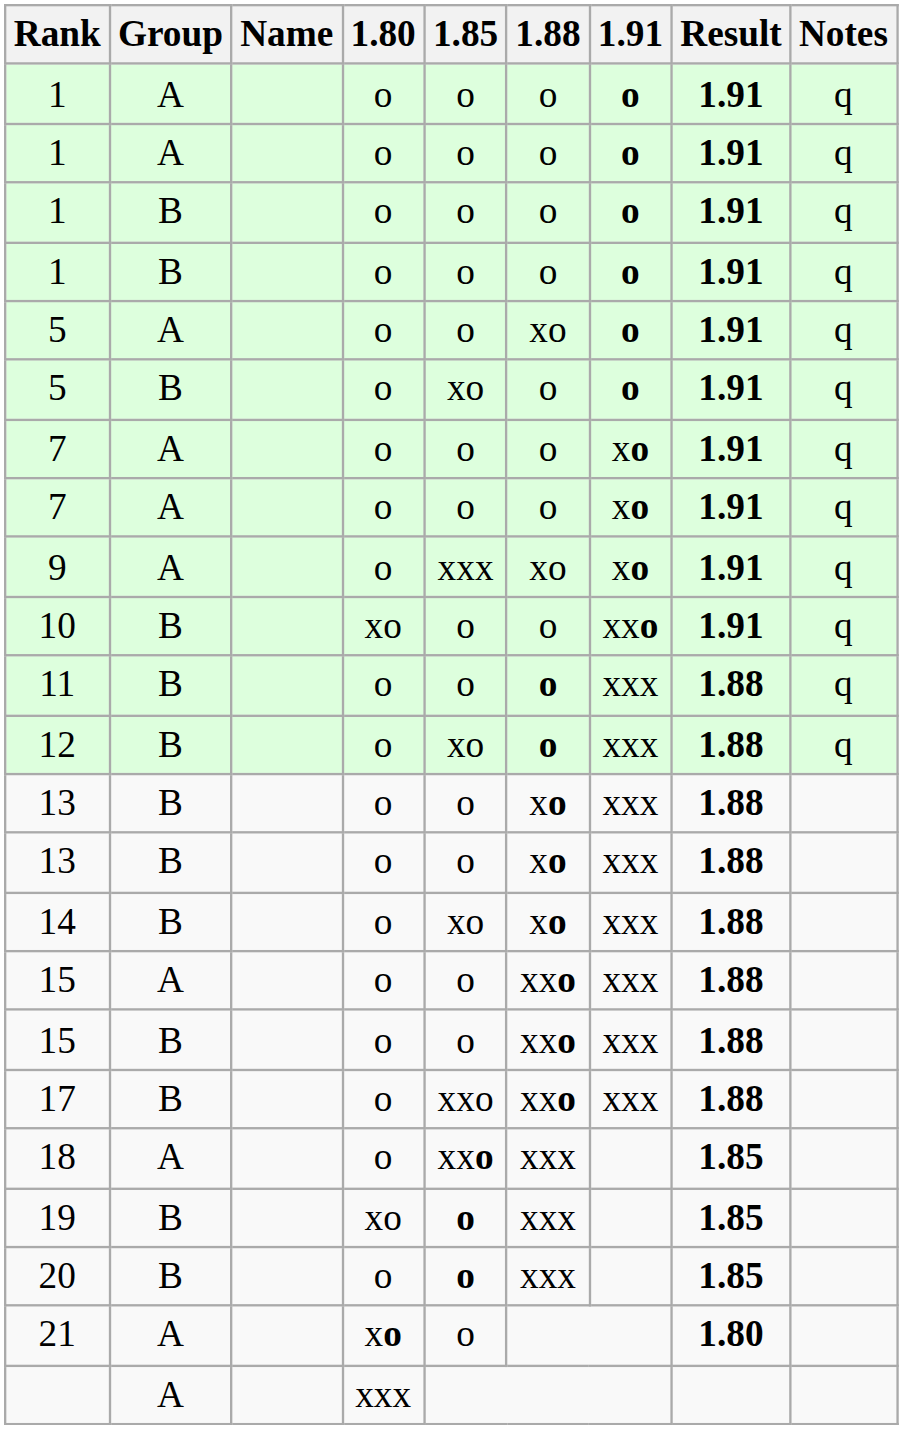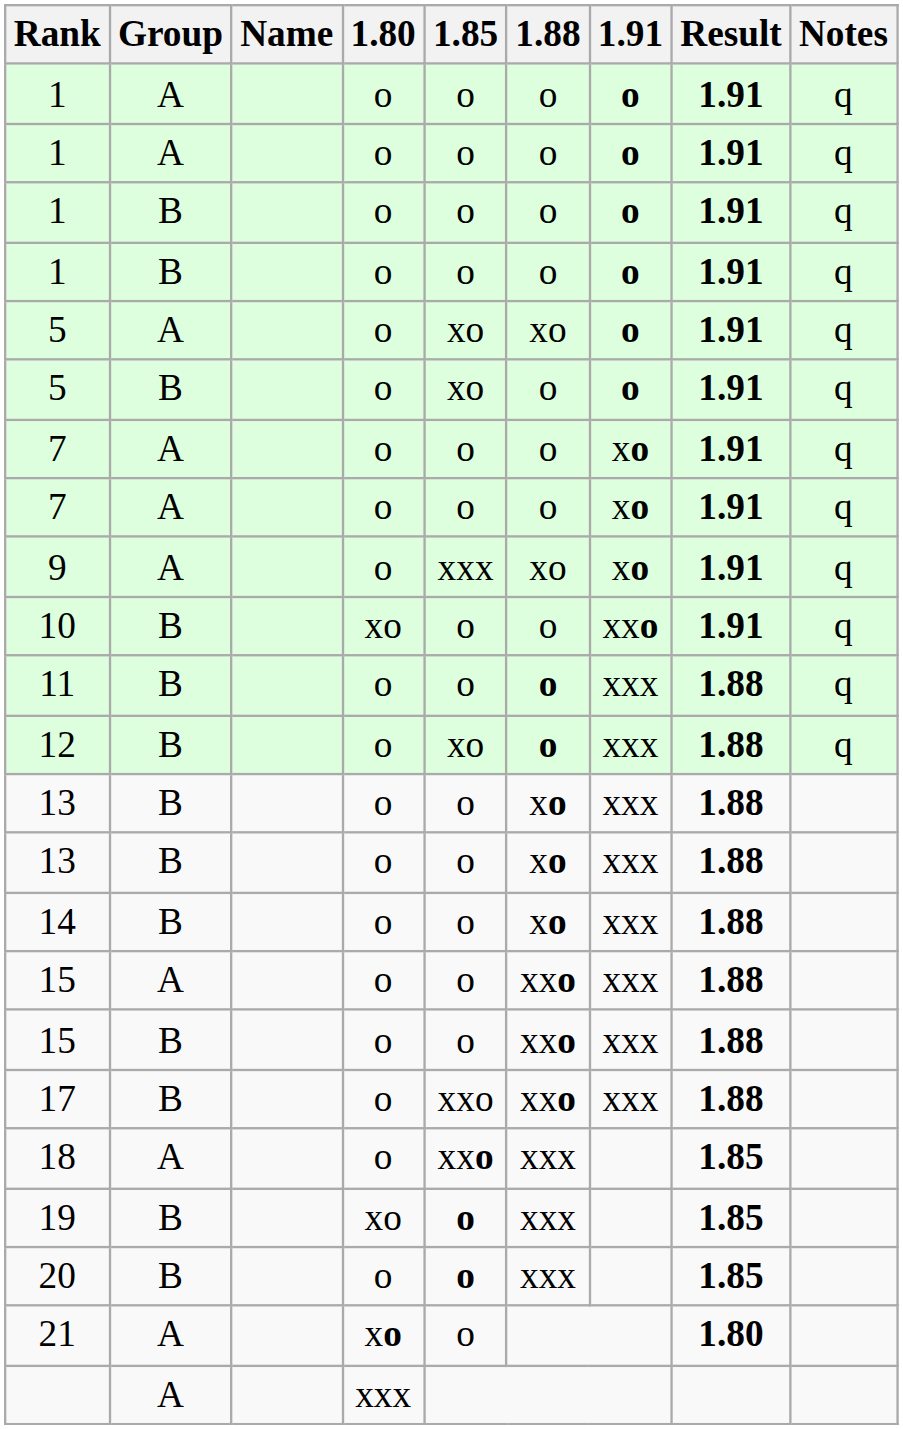(466, 329) o -> (466, 329) xo
(466, 920) xo -> (466, 920) o
